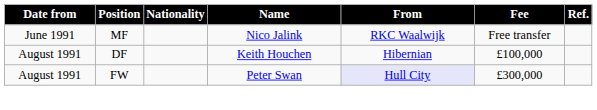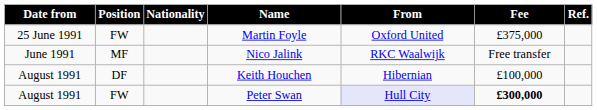+ row: (274, 35)
(519, 75) normal -> (519, 95) bold
